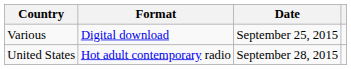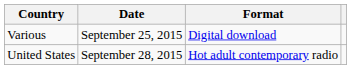columns swapped: (287, 14) <-> (156, 14)
